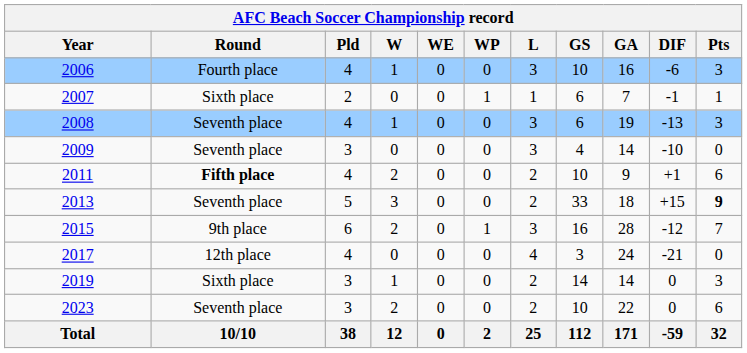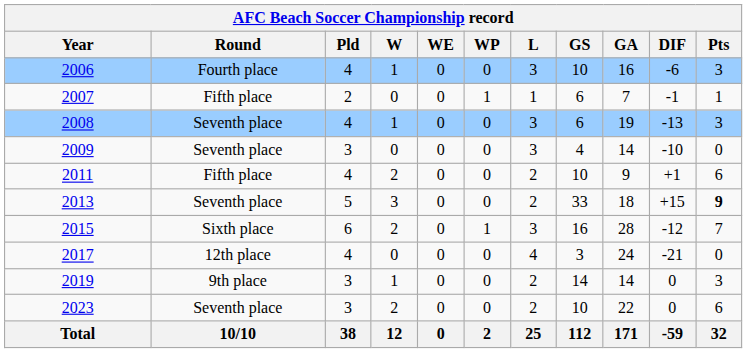(238, 97) Sixth place -> (238, 97) Fifth place
(238, 176) bold -> (238, 176) normal
(238, 228) 9th place -> (238, 228) Sixth place
(238, 281) Sixth place -> (238, 281) 9th place
